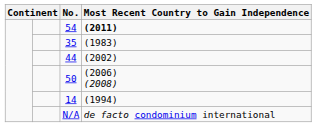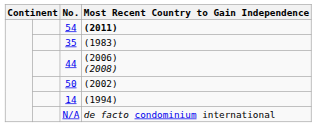(101, 58) (2002) -> (101, 63) (2006) (2008)
(101, 78) (2006) (2008) -> (101, 84) (2002)
